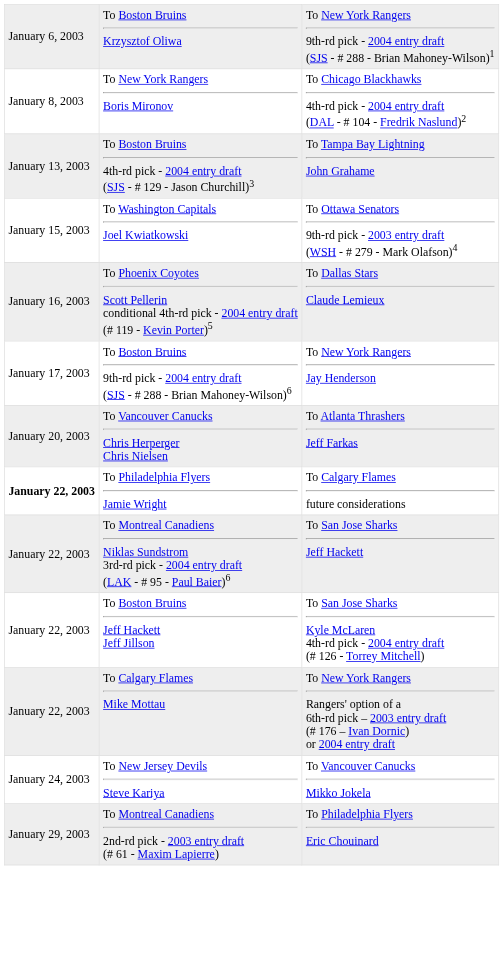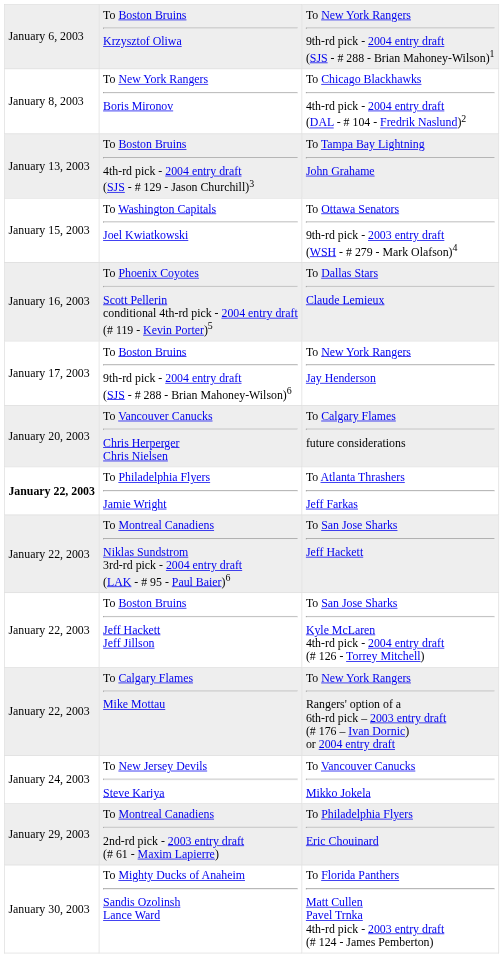(400, 429) To Atlanta Thrashers Jeff Farkas -> (400, 429) To Calgary Flames future considerations
(400, 491) To Calgary Flames future considerations -> (400, 491) To Atlanta Thrashers Jeff Farkas
+ row: (200, 896)
